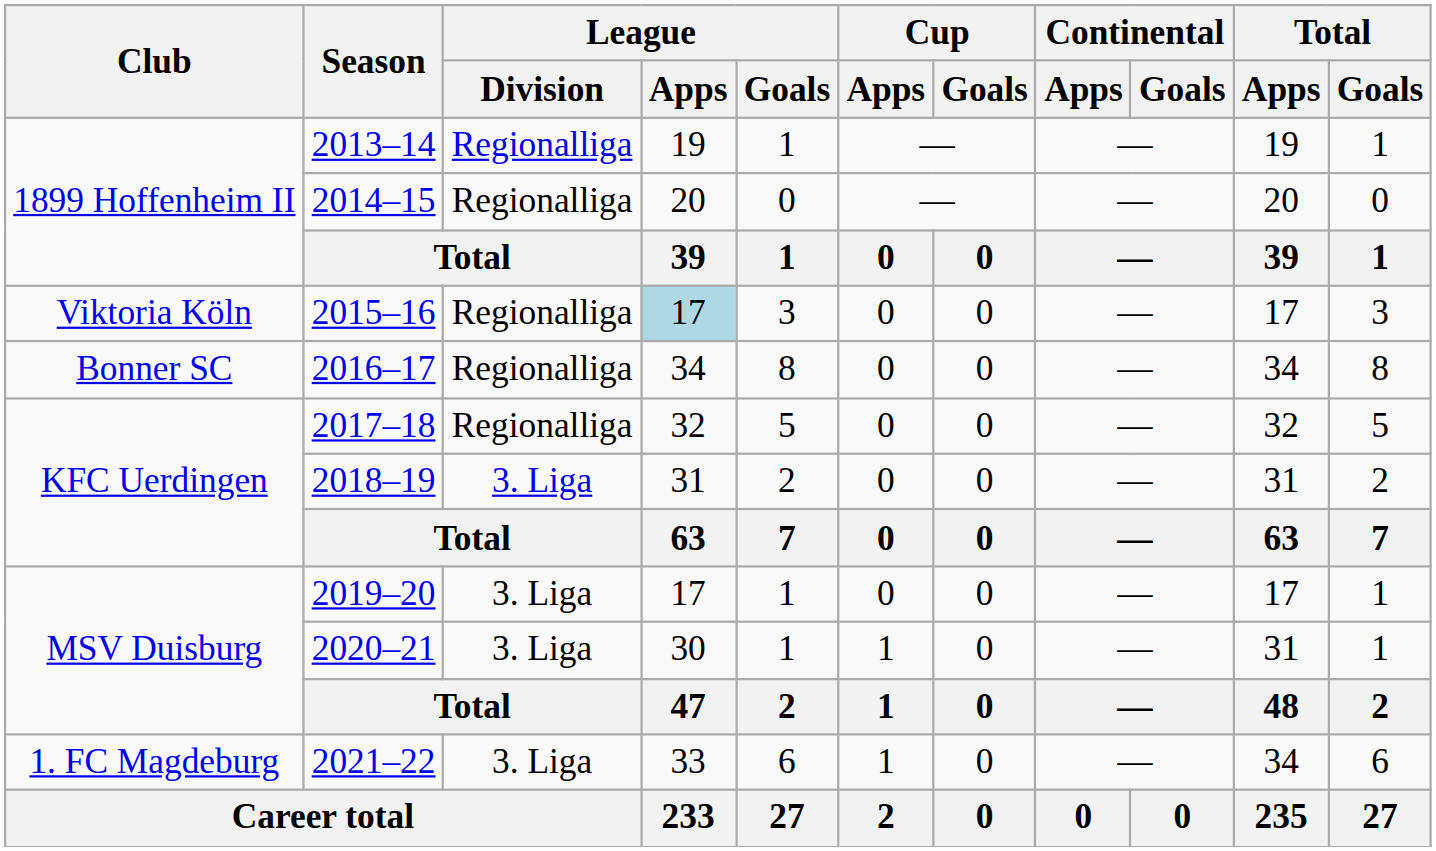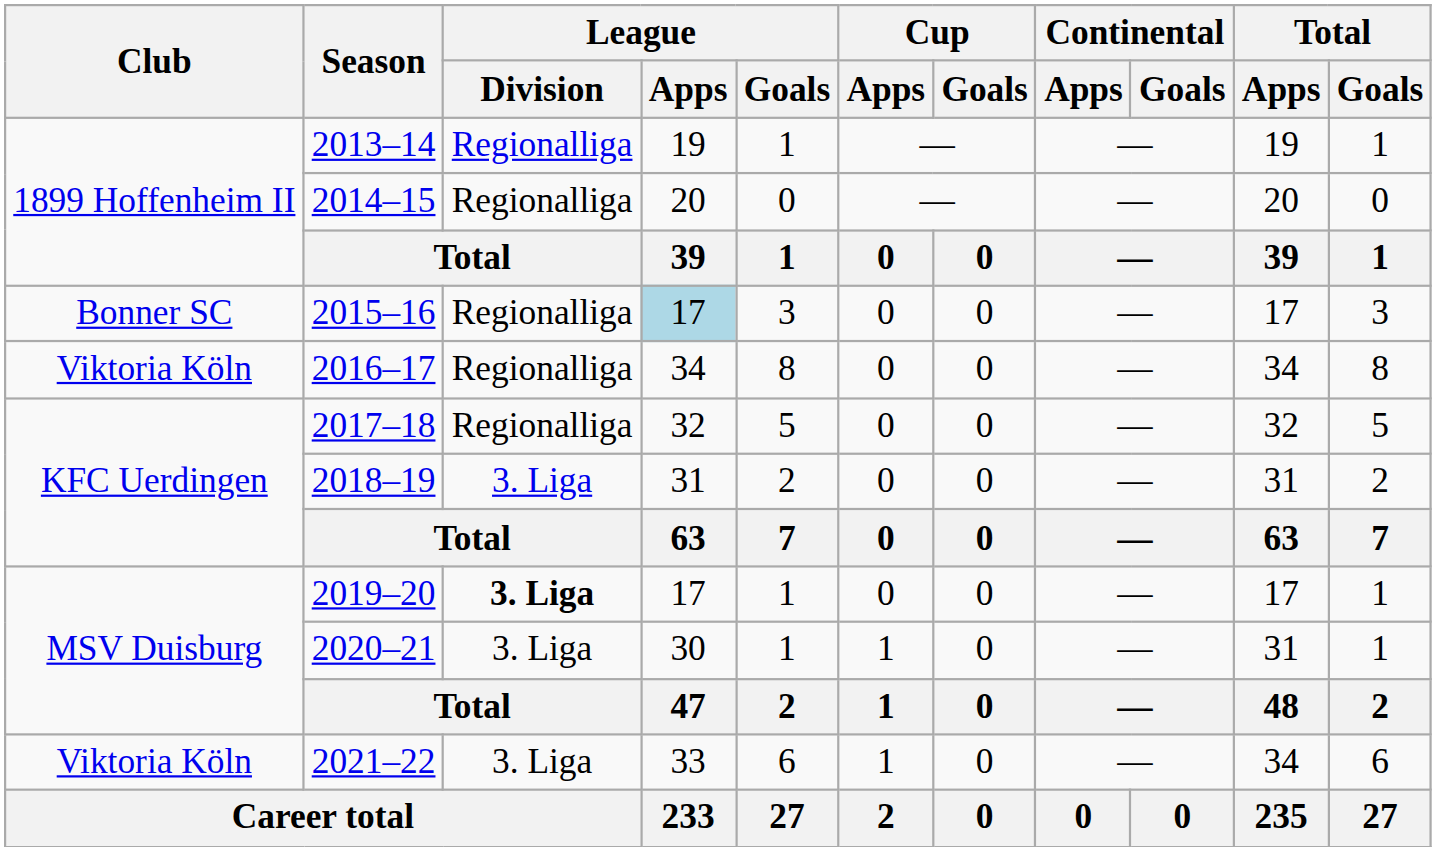(154, 312) Viktoria Köln -> (154, 312) Bonner SC
(154, 369) Bonner SC -> (154, 369) Viktoria Köln
(542, 593) normal -> (542, 593) bold
(154, 761) 1. FC Magdeburg -> (154, 761) Viktoria Köln
